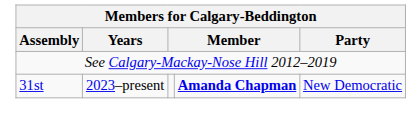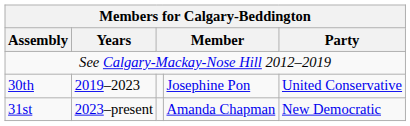+ row: (21, 85)
(237, 85) bold -> (221, 108) normal
